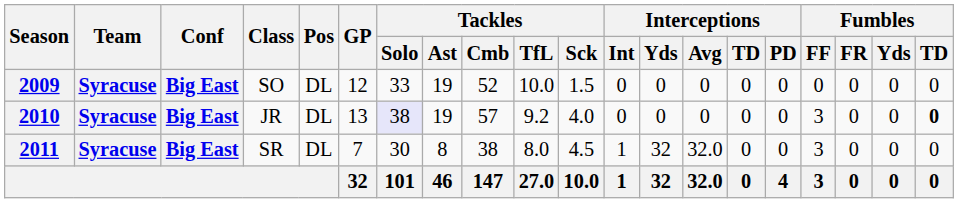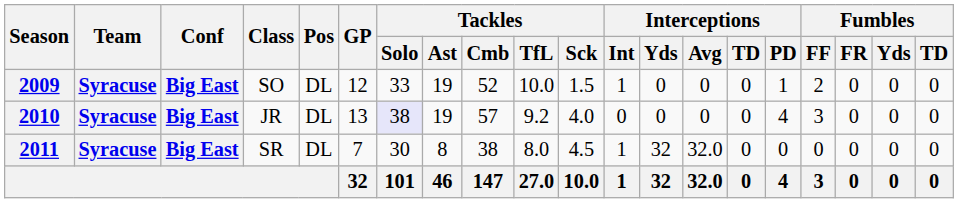(622, 85) 0 -> (622, 85) 1
(783, 85) 0 -> (783, 85) 1
(819, 85) 0 -> (819, 85) 2
(783, 117) 0 -> (783, 117) 4
(934, 117) bold -> (934, 117) normal
(819, 149) 3 -> (819, 149) 0
